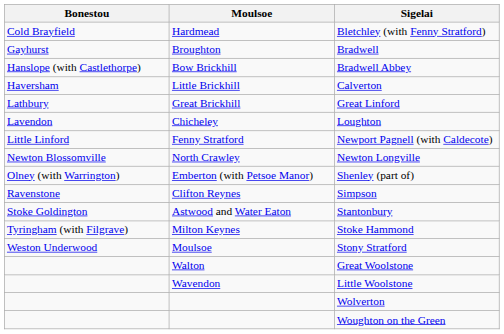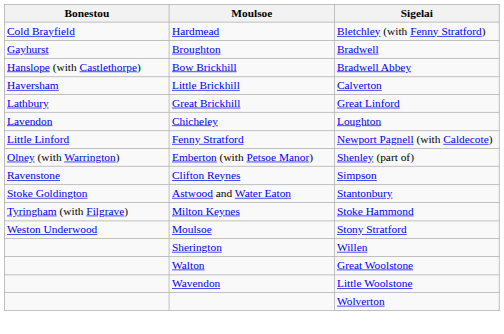- row: (378, 157)
+ row: (352, 247)
- row: (391, 319)
